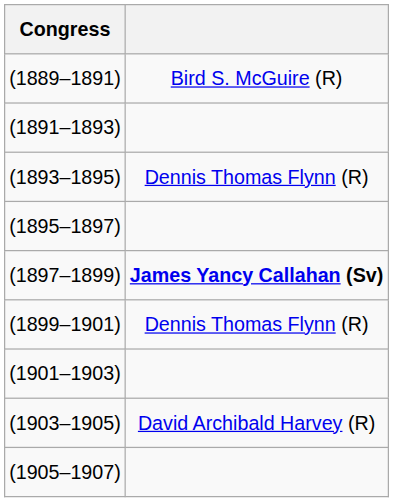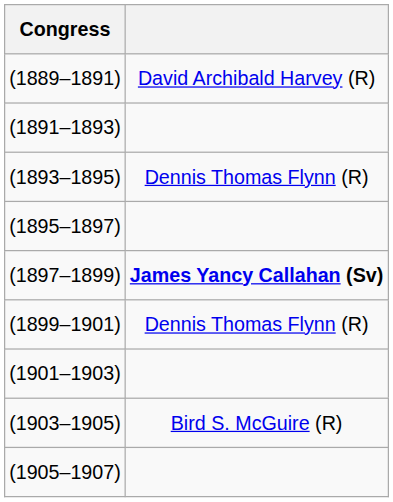(257, 78) Bird S. McGuire (R) -> (257, 78) David Archibald Harvey (R)
(257, 422) David Archibald Harvey (R) -> (257, 422) Bird S. McGuire (R)
